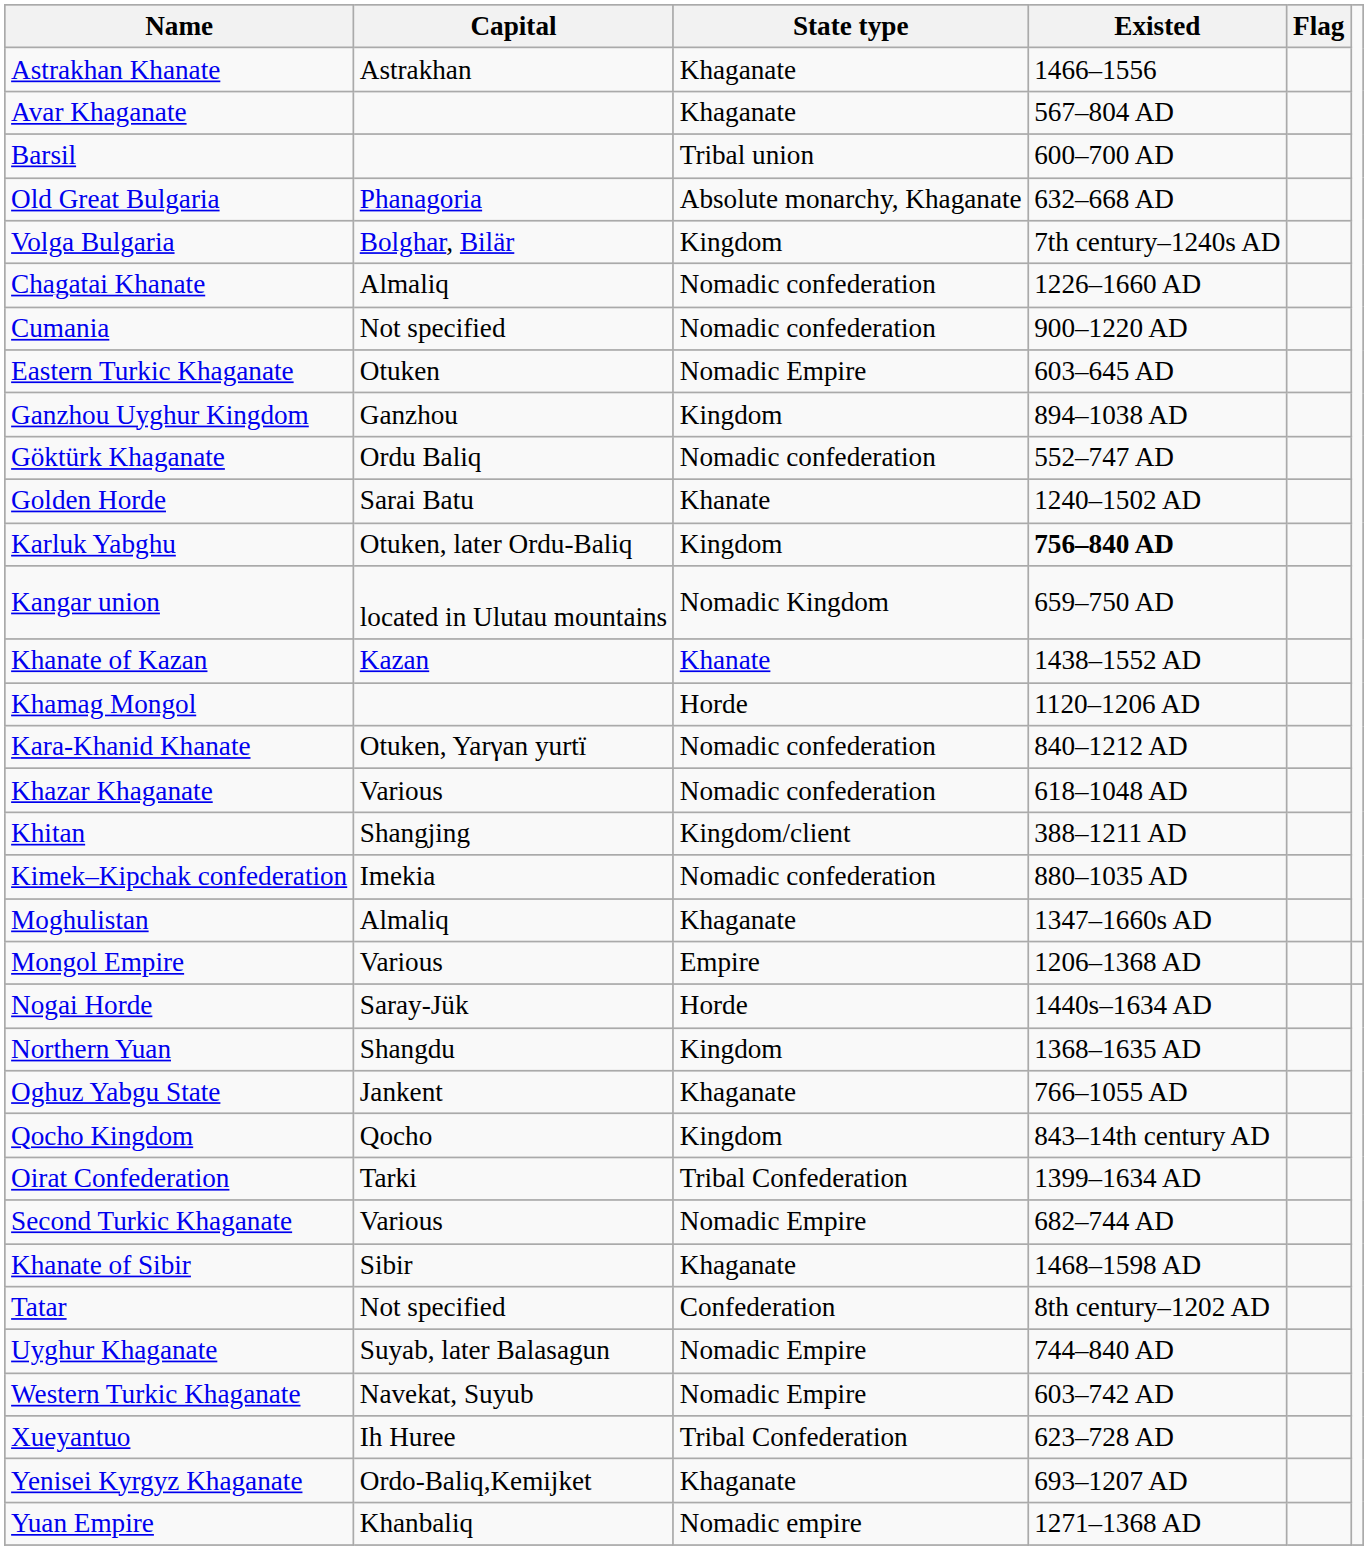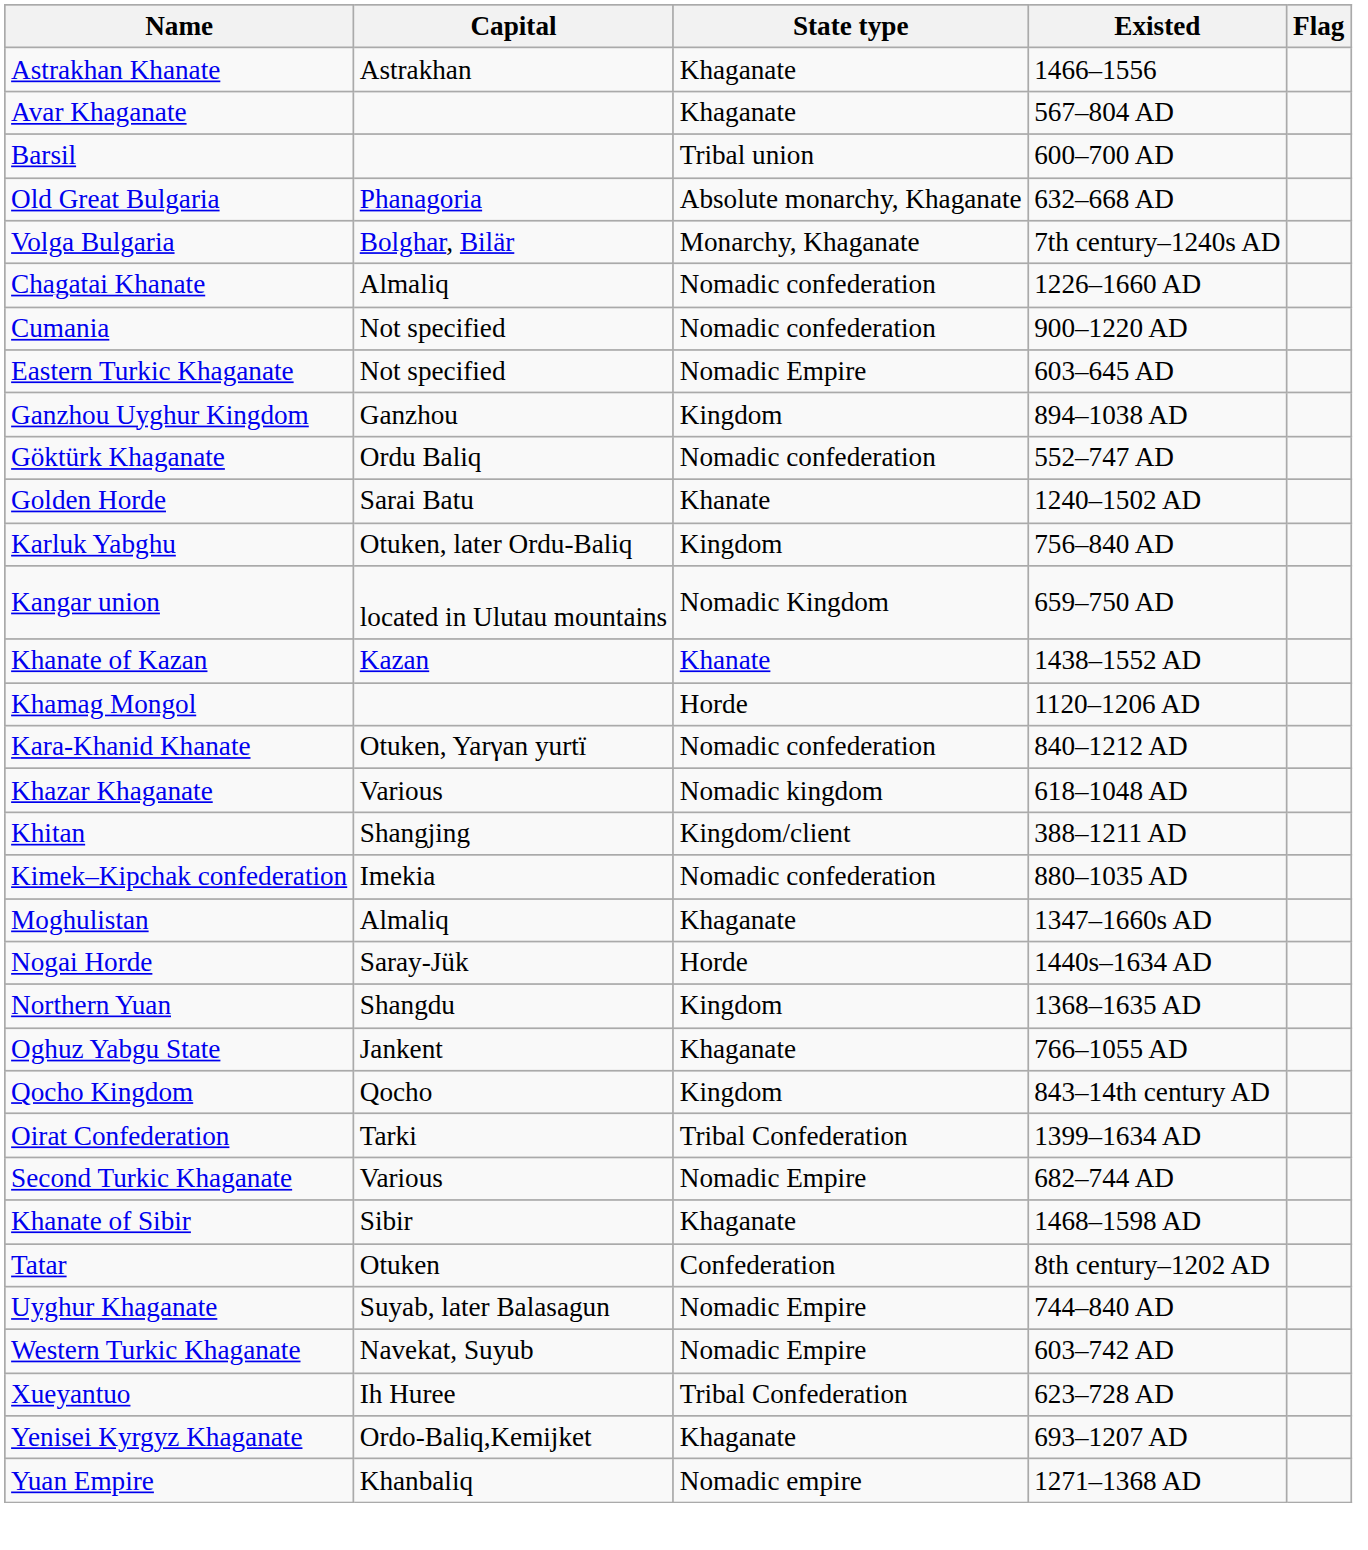(731, 241) Kingdom -> (800, 241) Monarchy, Khaganate
(400, 371) Otuken -> (433, 371) Not specified
(1104, 543) bold -> (1104, 543) normal
(808, 790) Nomadic confederation -> (781, 790) Nomadic kingdom
- row: (98, 962)
(433, 1307) Not specified -> (400, 1264) Otuken
